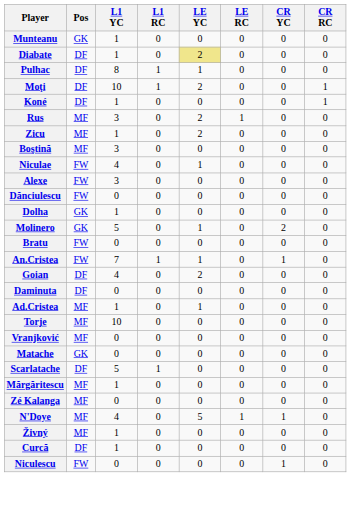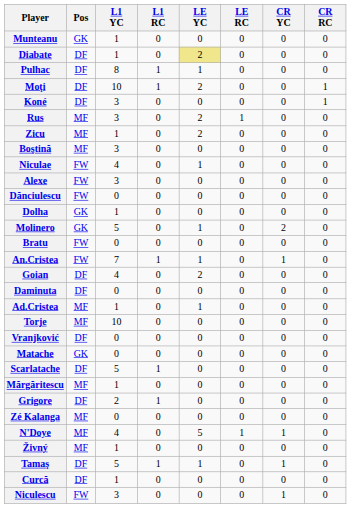(116, 102) 1 -> (116, 102) 3
(81, 338) MF -> (81, 338) DF
+ row: (35, 401)
+ row: (35, 464)
(116, 464) 0 -> (116, 495) 3
